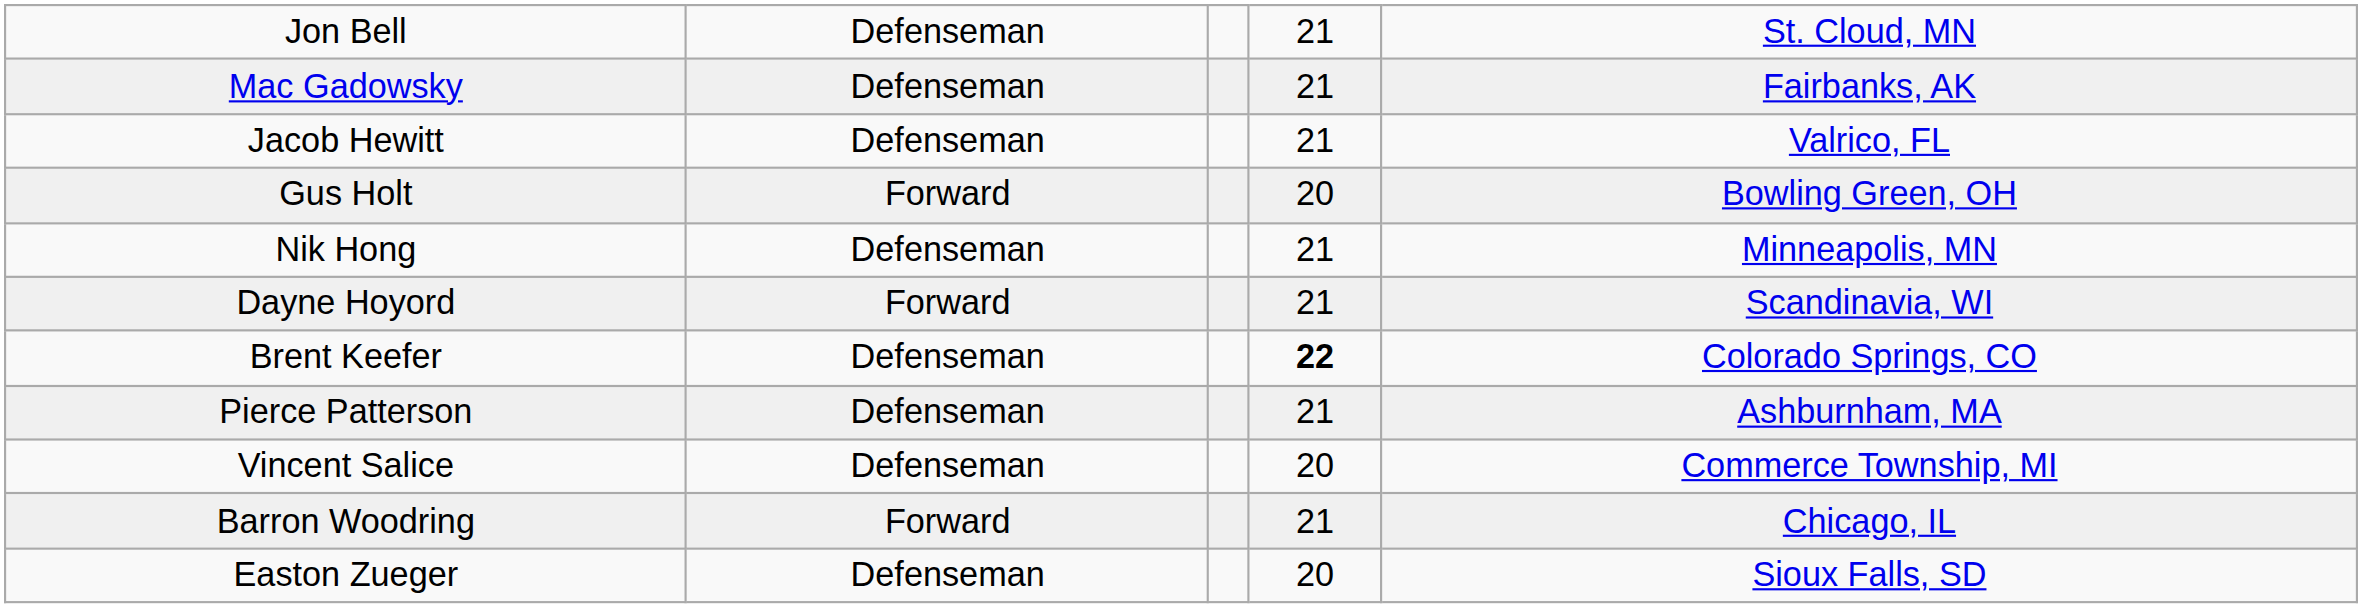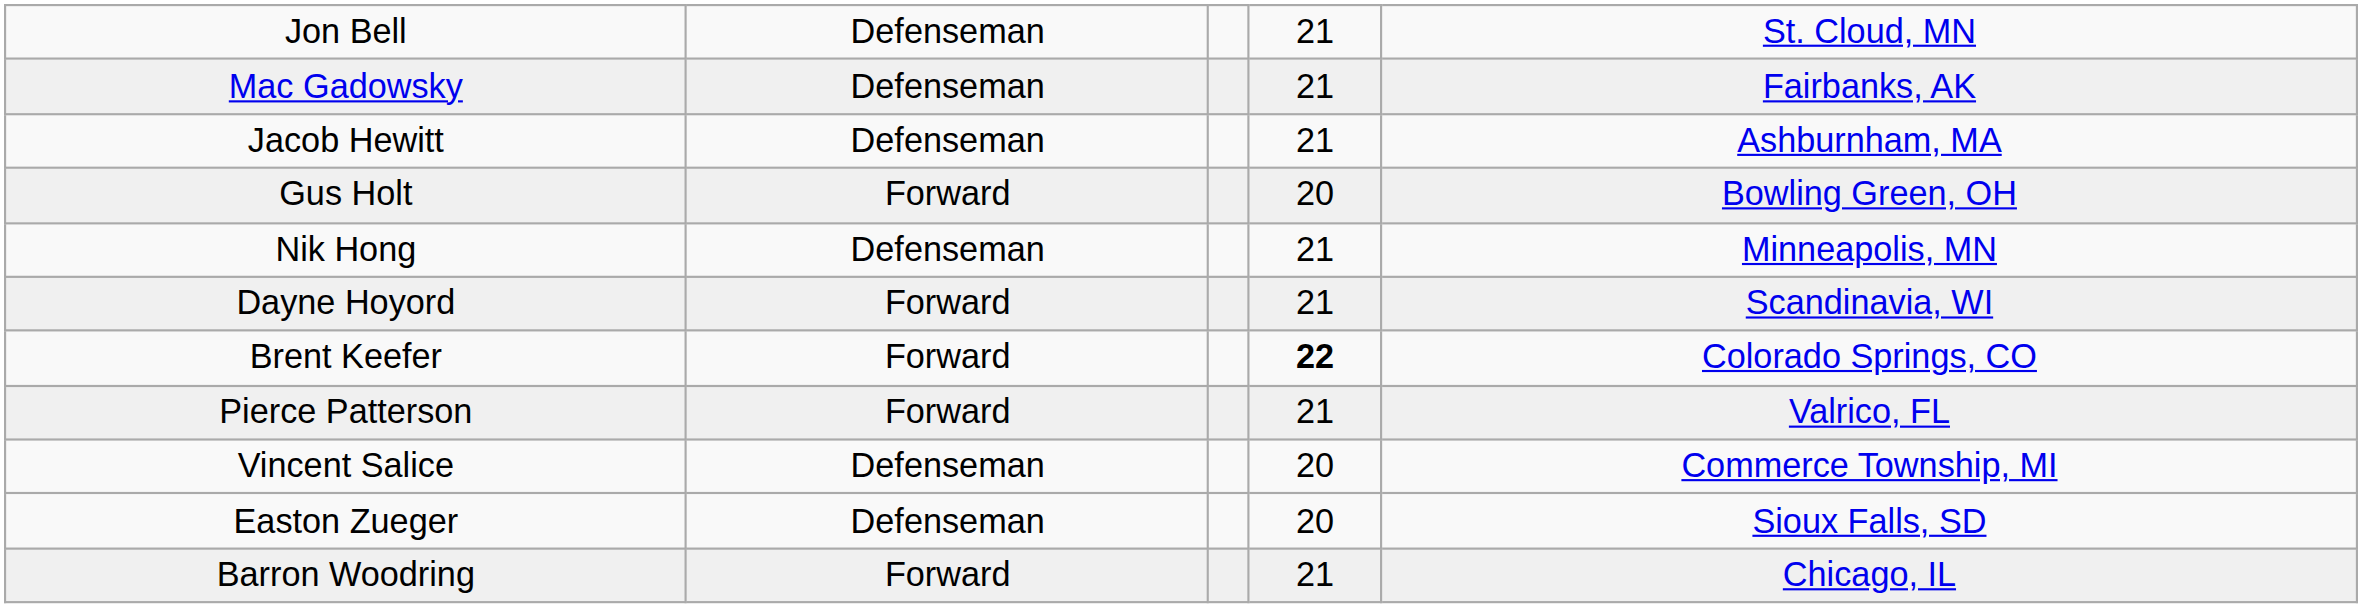(1869, 140) Valrico, FL -> (1869, 140) Ashburnham, MA
(948, 357) Defenseman -> (948, 357) Forward
(948, 411) Defenseman -> (948, 411) Forward
(1869, 411) Ashburnham, MA -> (1869, 411) Valrico, FL
rows swapped: (346, 520) <-> (346, 574)
